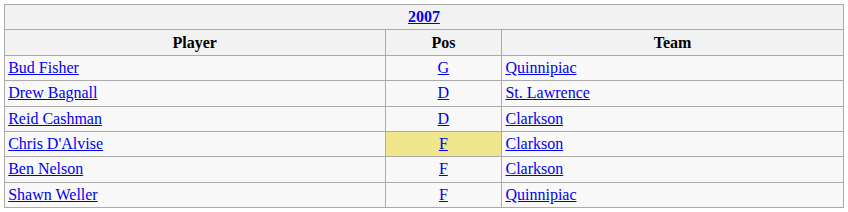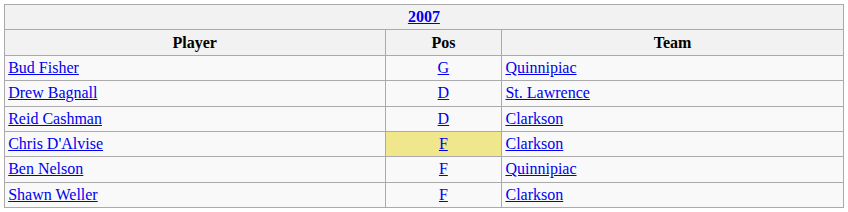(534, 169) Clarkson -> (541, 169) Quinnipiac
(541, 194) Quinnipiac -> (534, 194) Clarkson
